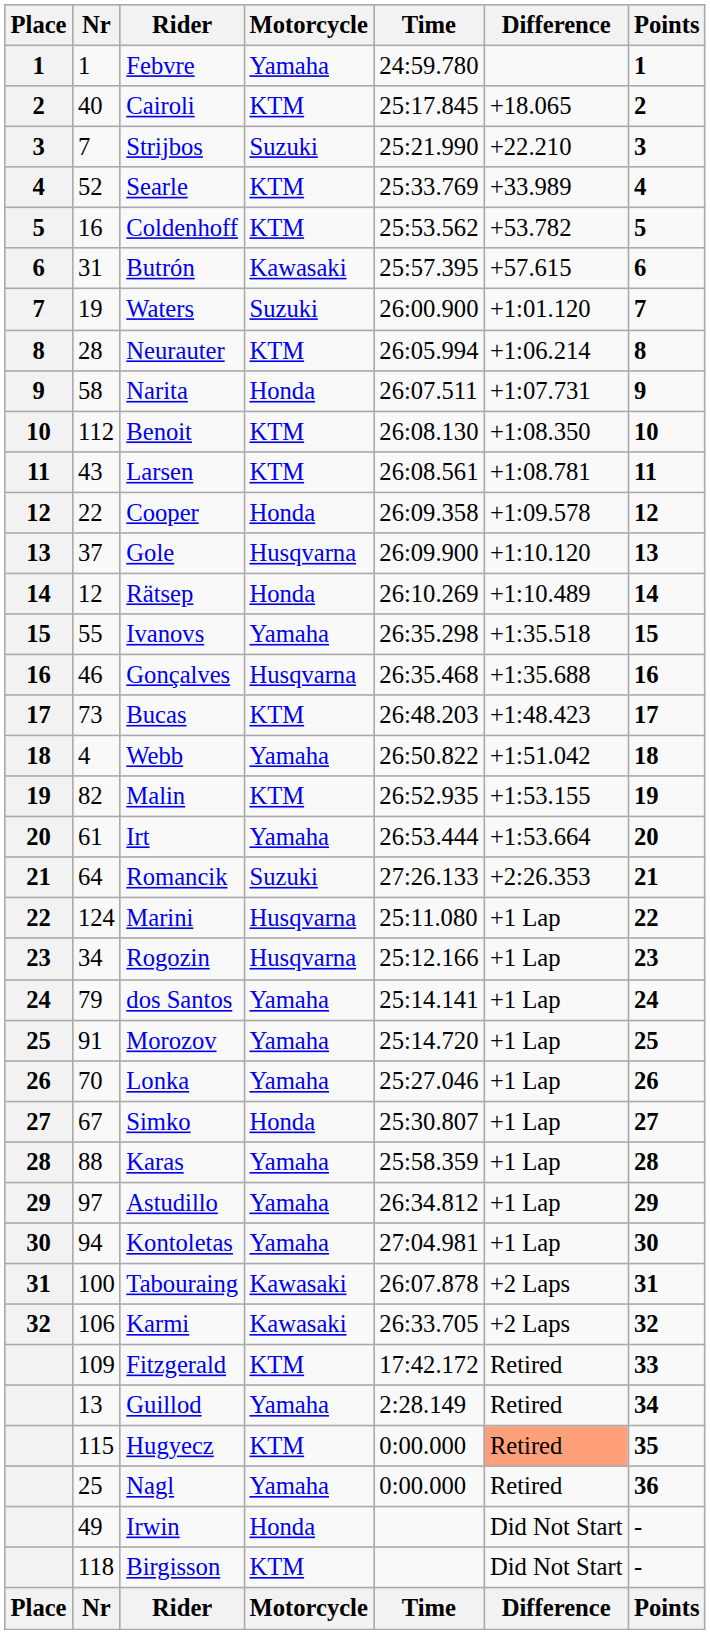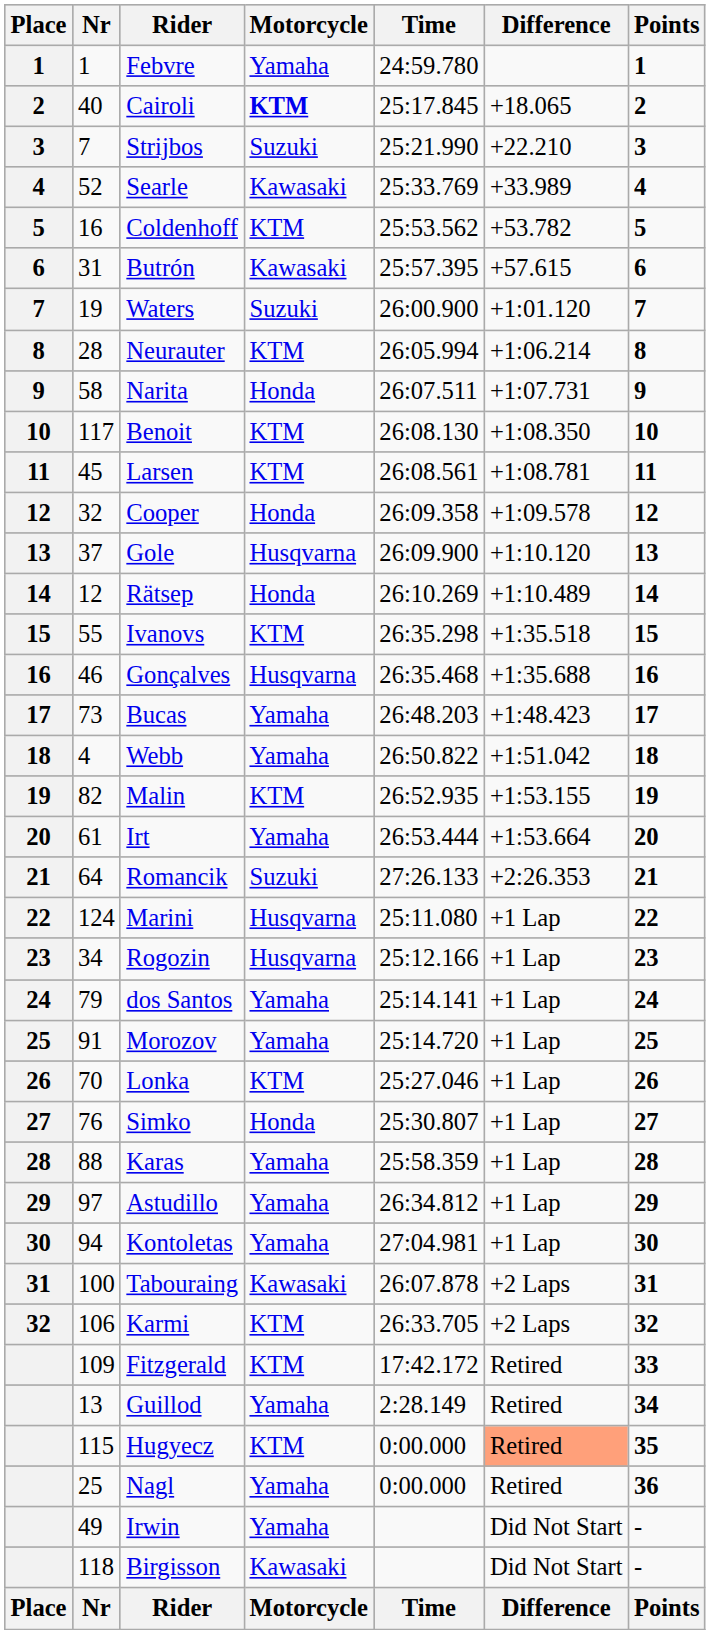(277, 106) normal -> (279, 106) bold
(277, 187) KTM -> (298, 187) Kawasaki
(96, 431) 112 -> (96, 431) 117
(90, 471) 43 -> (90, 471) 45
(90, 512) 22 -> (90, 512) 32
(289, 634) Yamaha -> (277, 634) KTM
(277, 715) KTM -> (289, 715) Yamaha
(289, 1080) Yamaha -> (277, 1080) KTM
(90, 1121) 67 -> (90, 1121) 76
(298, 1324) Kawasaki -> (277, 1324) KTM
(282, 1527) Honda -> (289, 1527) Yamaha
(277, 1567) KTM -> (298, 1567) Kawasaki
